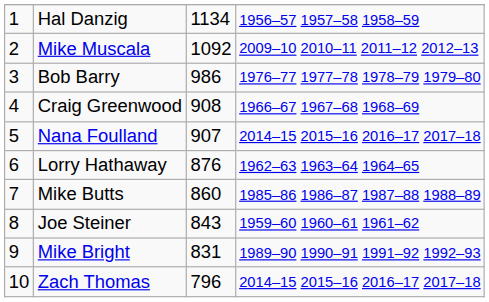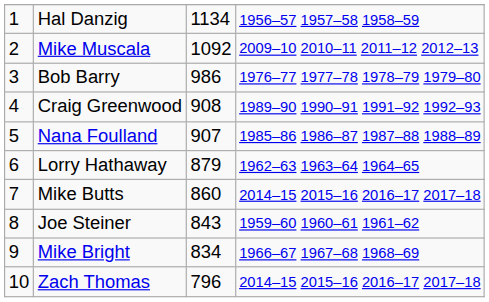(329, 107) 1966–67 1967–68 1968–69 -> (360, 107) 1989–90 1990–91 1991–92 1992–93
(360, 136) 2014–15 2015–16 2016–17 2017–18 -> (360, 136) 1985–86 1986–87 1987–88 1988–89
(206, 164) 876 -> (206, 164) 879
(360, 194) 1985–86 1986–87 1987–88 1988–89 -> (360, 194) 2014–15 2015–16 2016–17 2017–18
(206, 252) 831 -> (206, 252) 834
(360, 253) 1989–90 1990–91 1991–92 1992–93 -> (329, 253) 1966–67 1967–68 1968–69
